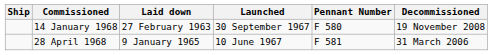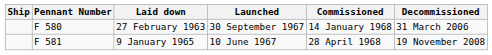columns swapped: (353, 12) <-> (76, 12)
(441, 27) 19 November 2008 -> (432, 27) 31 March 2006
(432, 42) 31 March 2006 -> (441, 42) 19 November 2008
